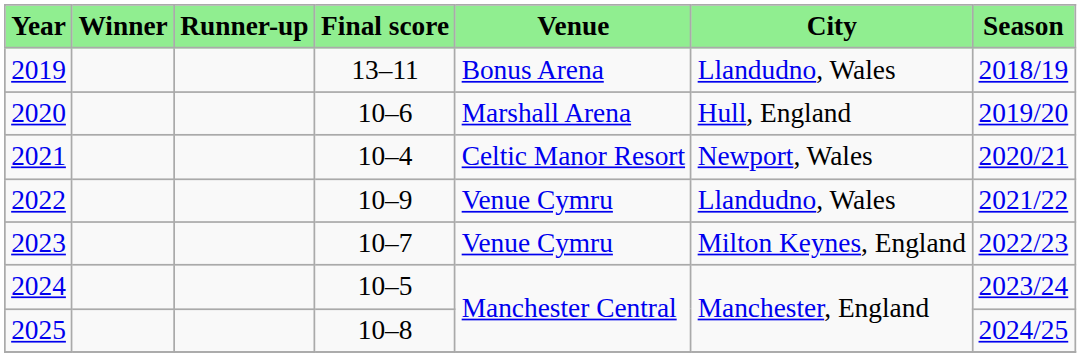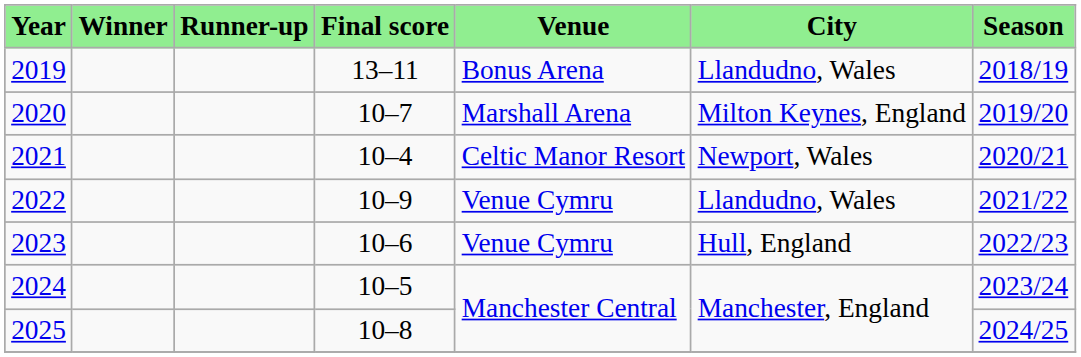(385, 112) 10–6 -> (385, 112) 10–7
(774, 112) Hull, England -> (832, 112) Milton Keynes, England
(385, 243) 10–7 -> (385, 243) 10–6
(832, 243) Milton Keynes, England -> (774, 243) Hull, England
